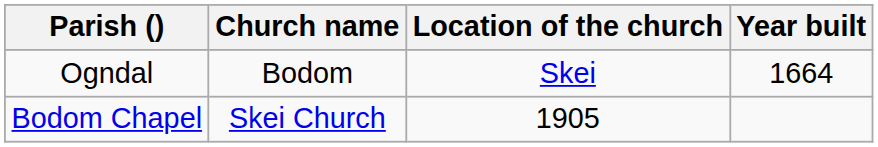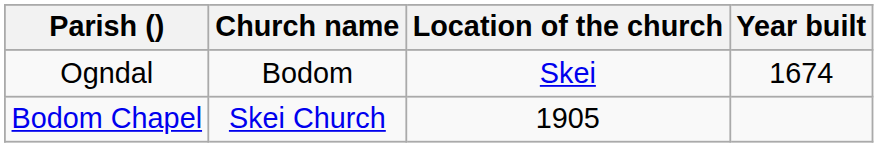(801, 73) 1664 -> (801, 73) 1674
